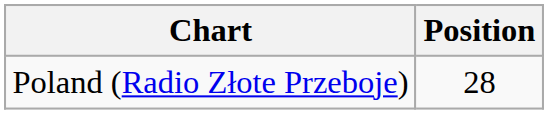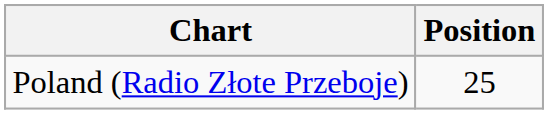(479, 81) 28 -> (479, 81) 25
